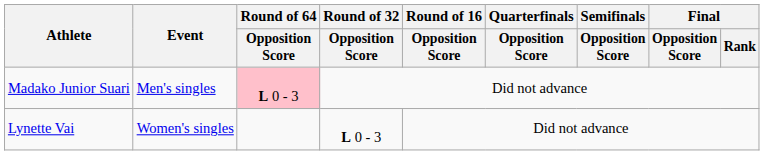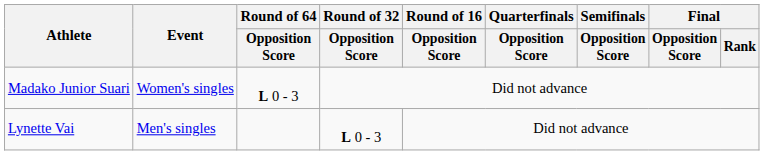(176, 88) Men's singles -> (185, 88) Women's singles
(279, 96) pink background -> (279, 96) no background
(185, 129) Women's singles -> (176, 129) Men's singles
